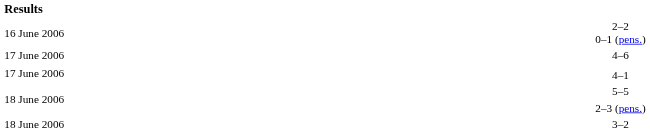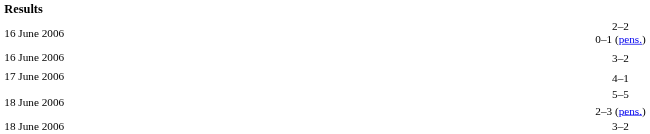+ row: (34, 57)
- row: (34, 55)
